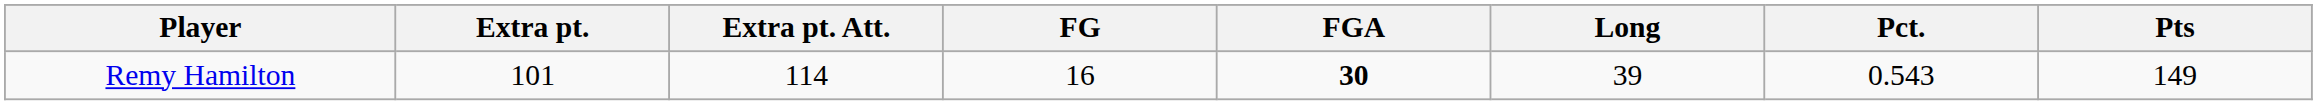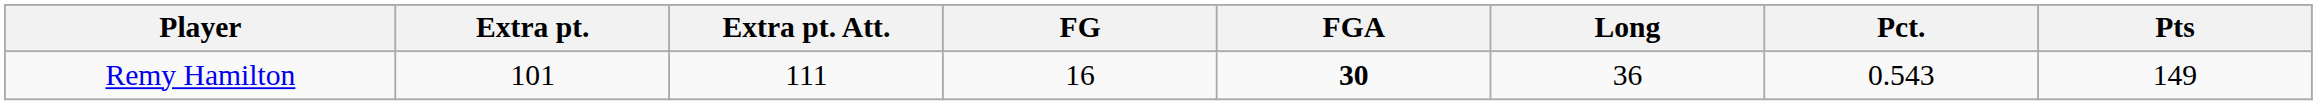(806, 74) 114 -> (806, 74) 111
(1627, 74) 39 -> (1627, 74) 36
